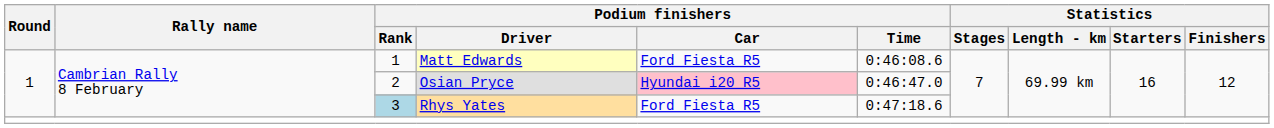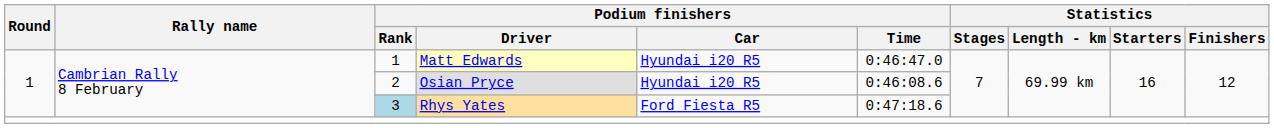(700, 61) Ford Fiesta R5 -> (700, 61) Hyundai i20 R5
(904, 61) 0:46:08.6 -> (904, 61) 0:46:47.0
(700, 83) pink background -> (700, 83) no background
(904, 83) 0:46:47.0 -> (904, 83) 0:46:08.6
